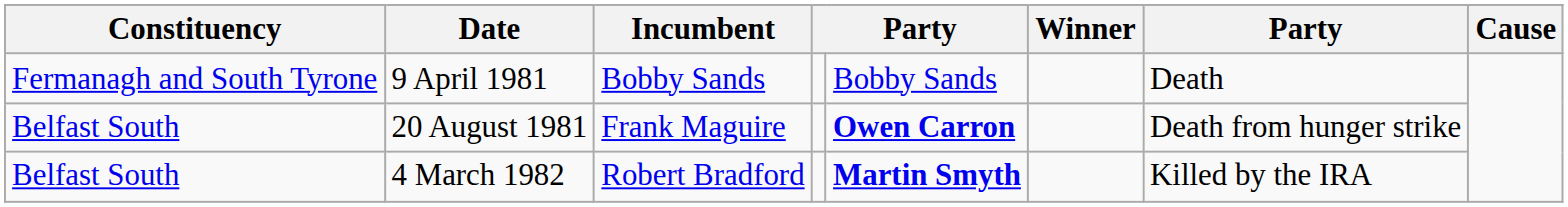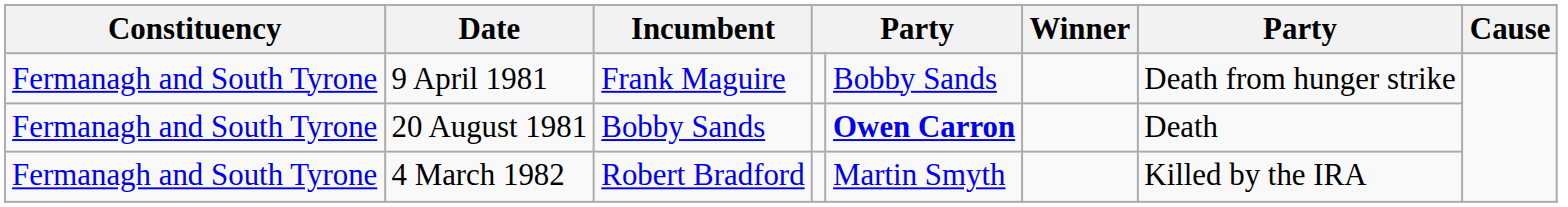(683, 77) Bobby Sands -> (694, 77) Frank Maguire
(1187, 77) Death -> (1300, 77) Death from hunger strike
(96, 126) Belfast South -> (195, 126) Fermanagh and South Tyrone
(694, 126) Frank Maguire -> (683, 126) Bobby Sands
(1306, 126) Death from hunger strike -> (1181, 126) Death
(96, 175) Belfast South -> (195, 175) Fermanagh and South Tyrone
(927, 175) bold -> (919, 175) normal
